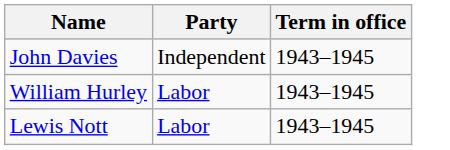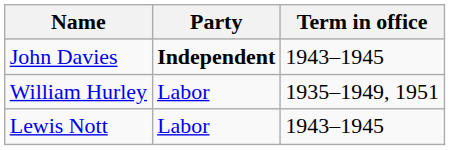(211, 56) normal -> (216, 56) bold
(325, 91) 1943–1945 -> (362, 91) 1935–1949, 1951
